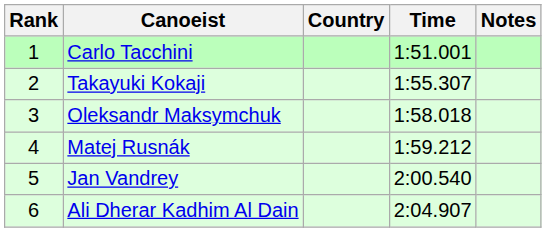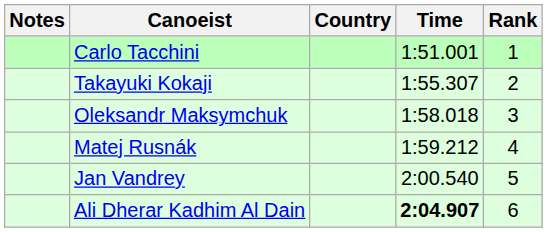columns swapped: (34, 20) <-> (509, 20)
(433, 210) normal -> (440, 210) bold
